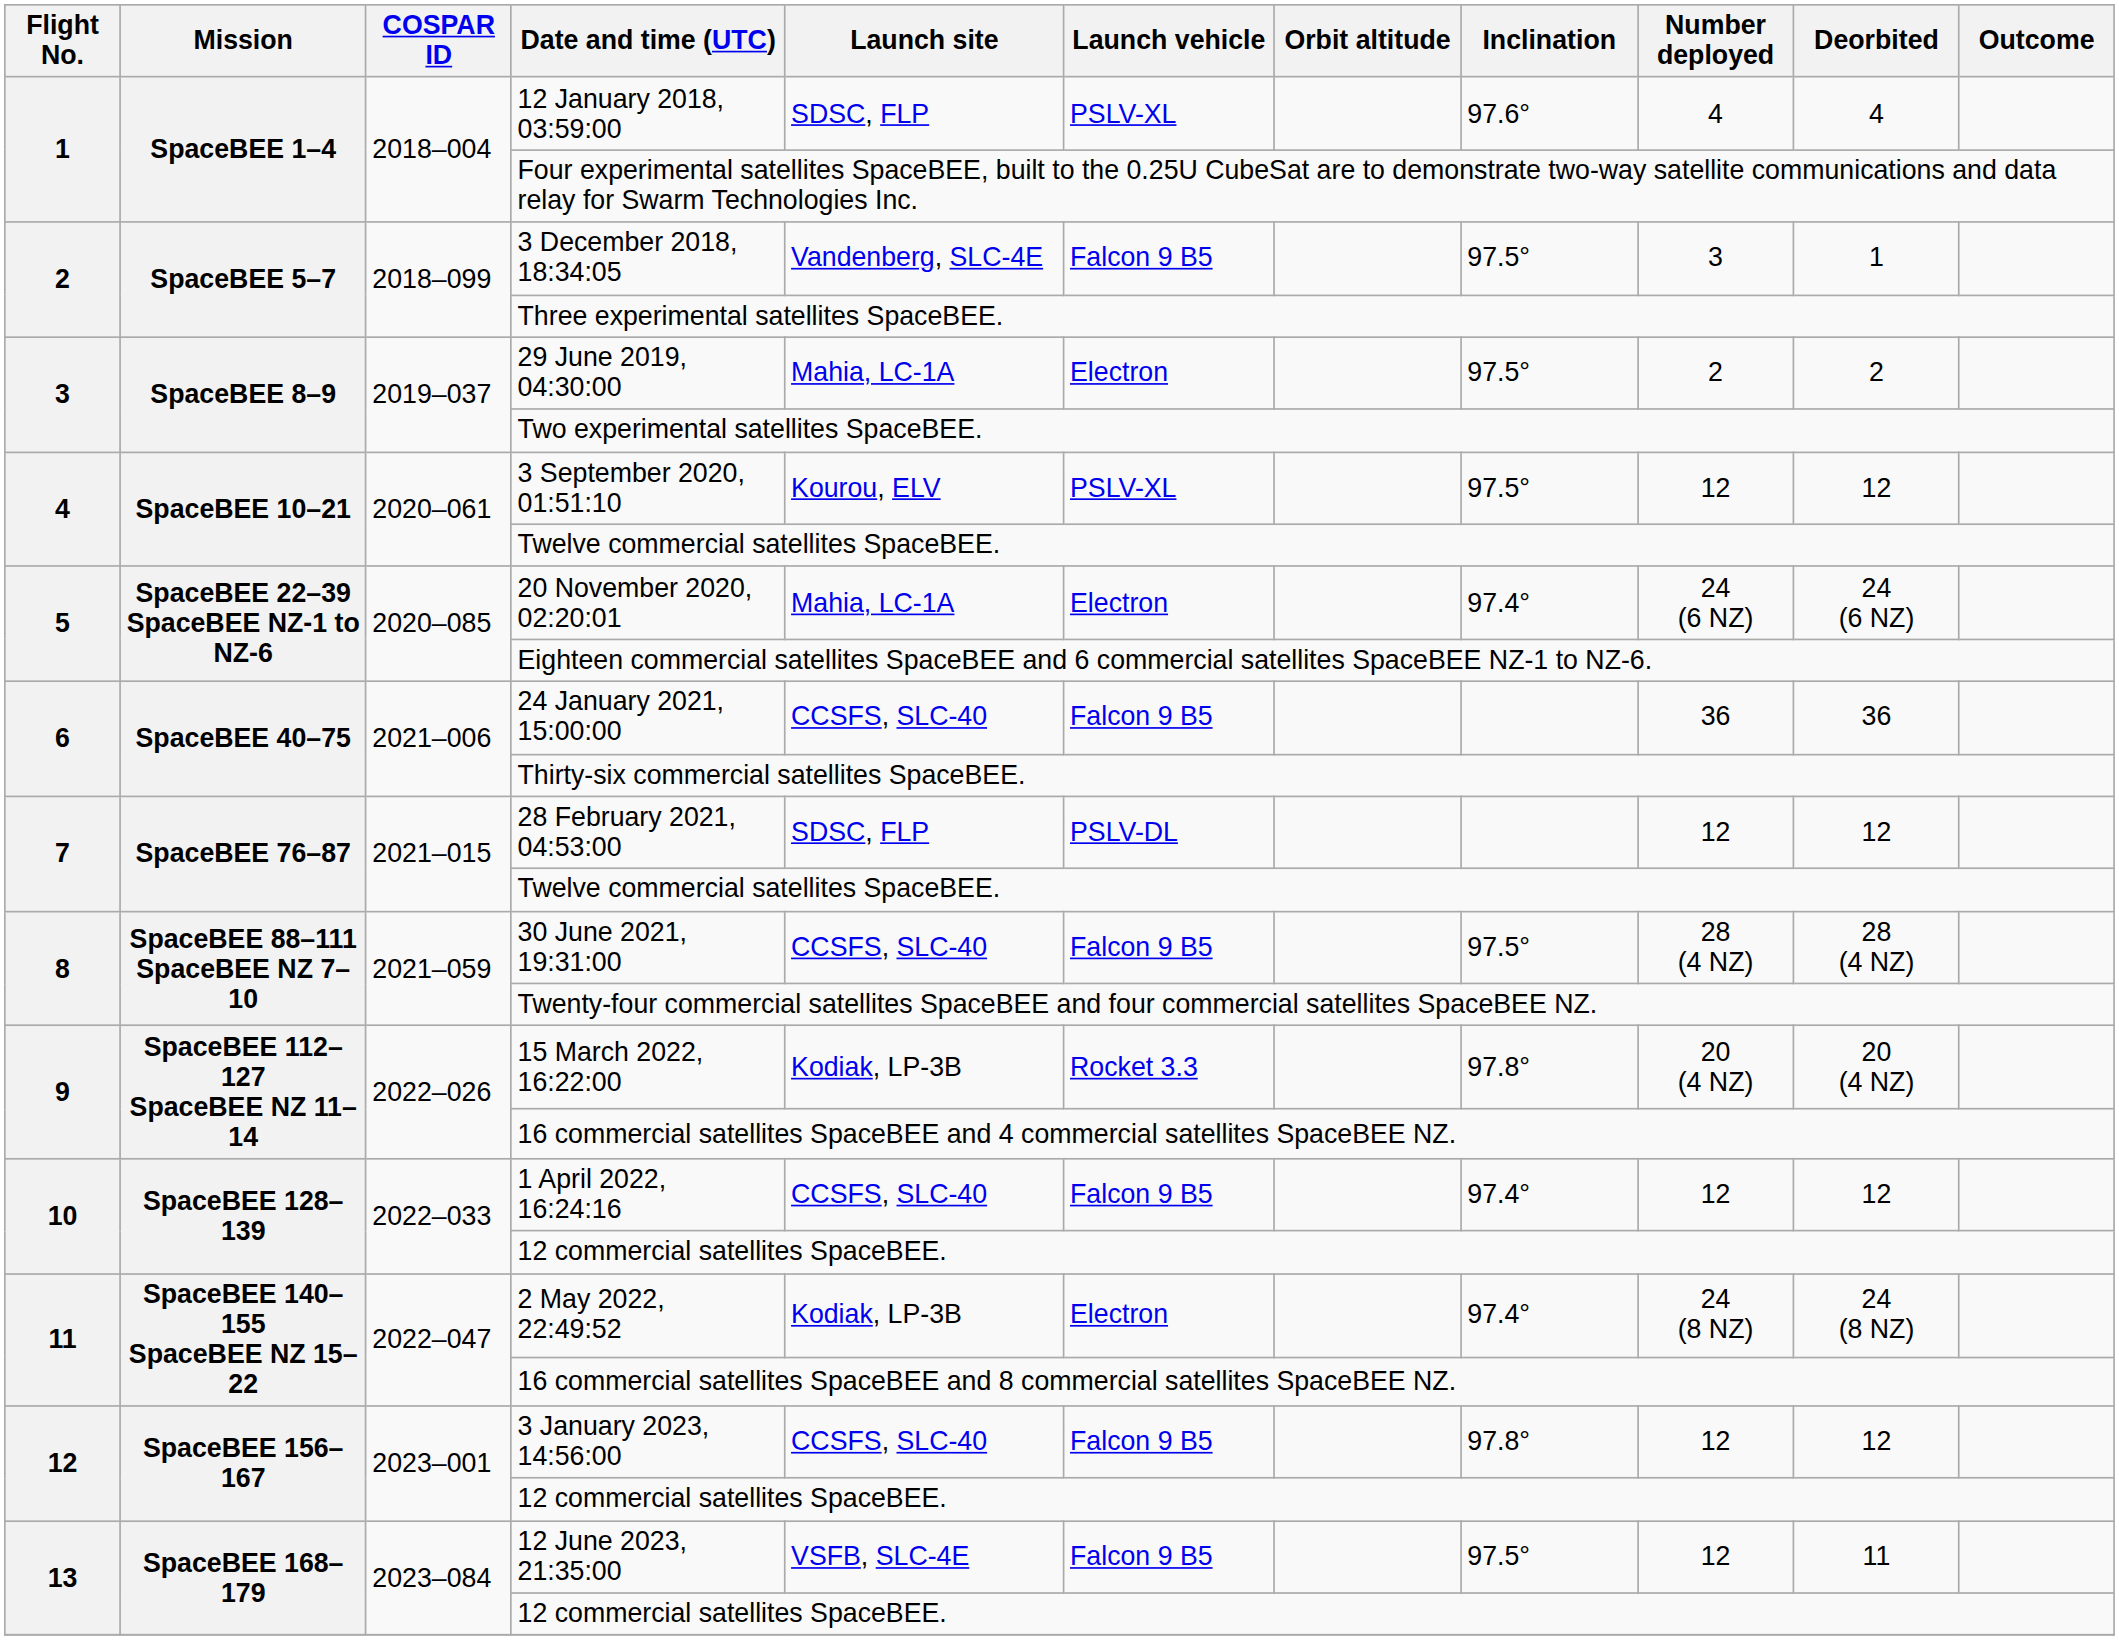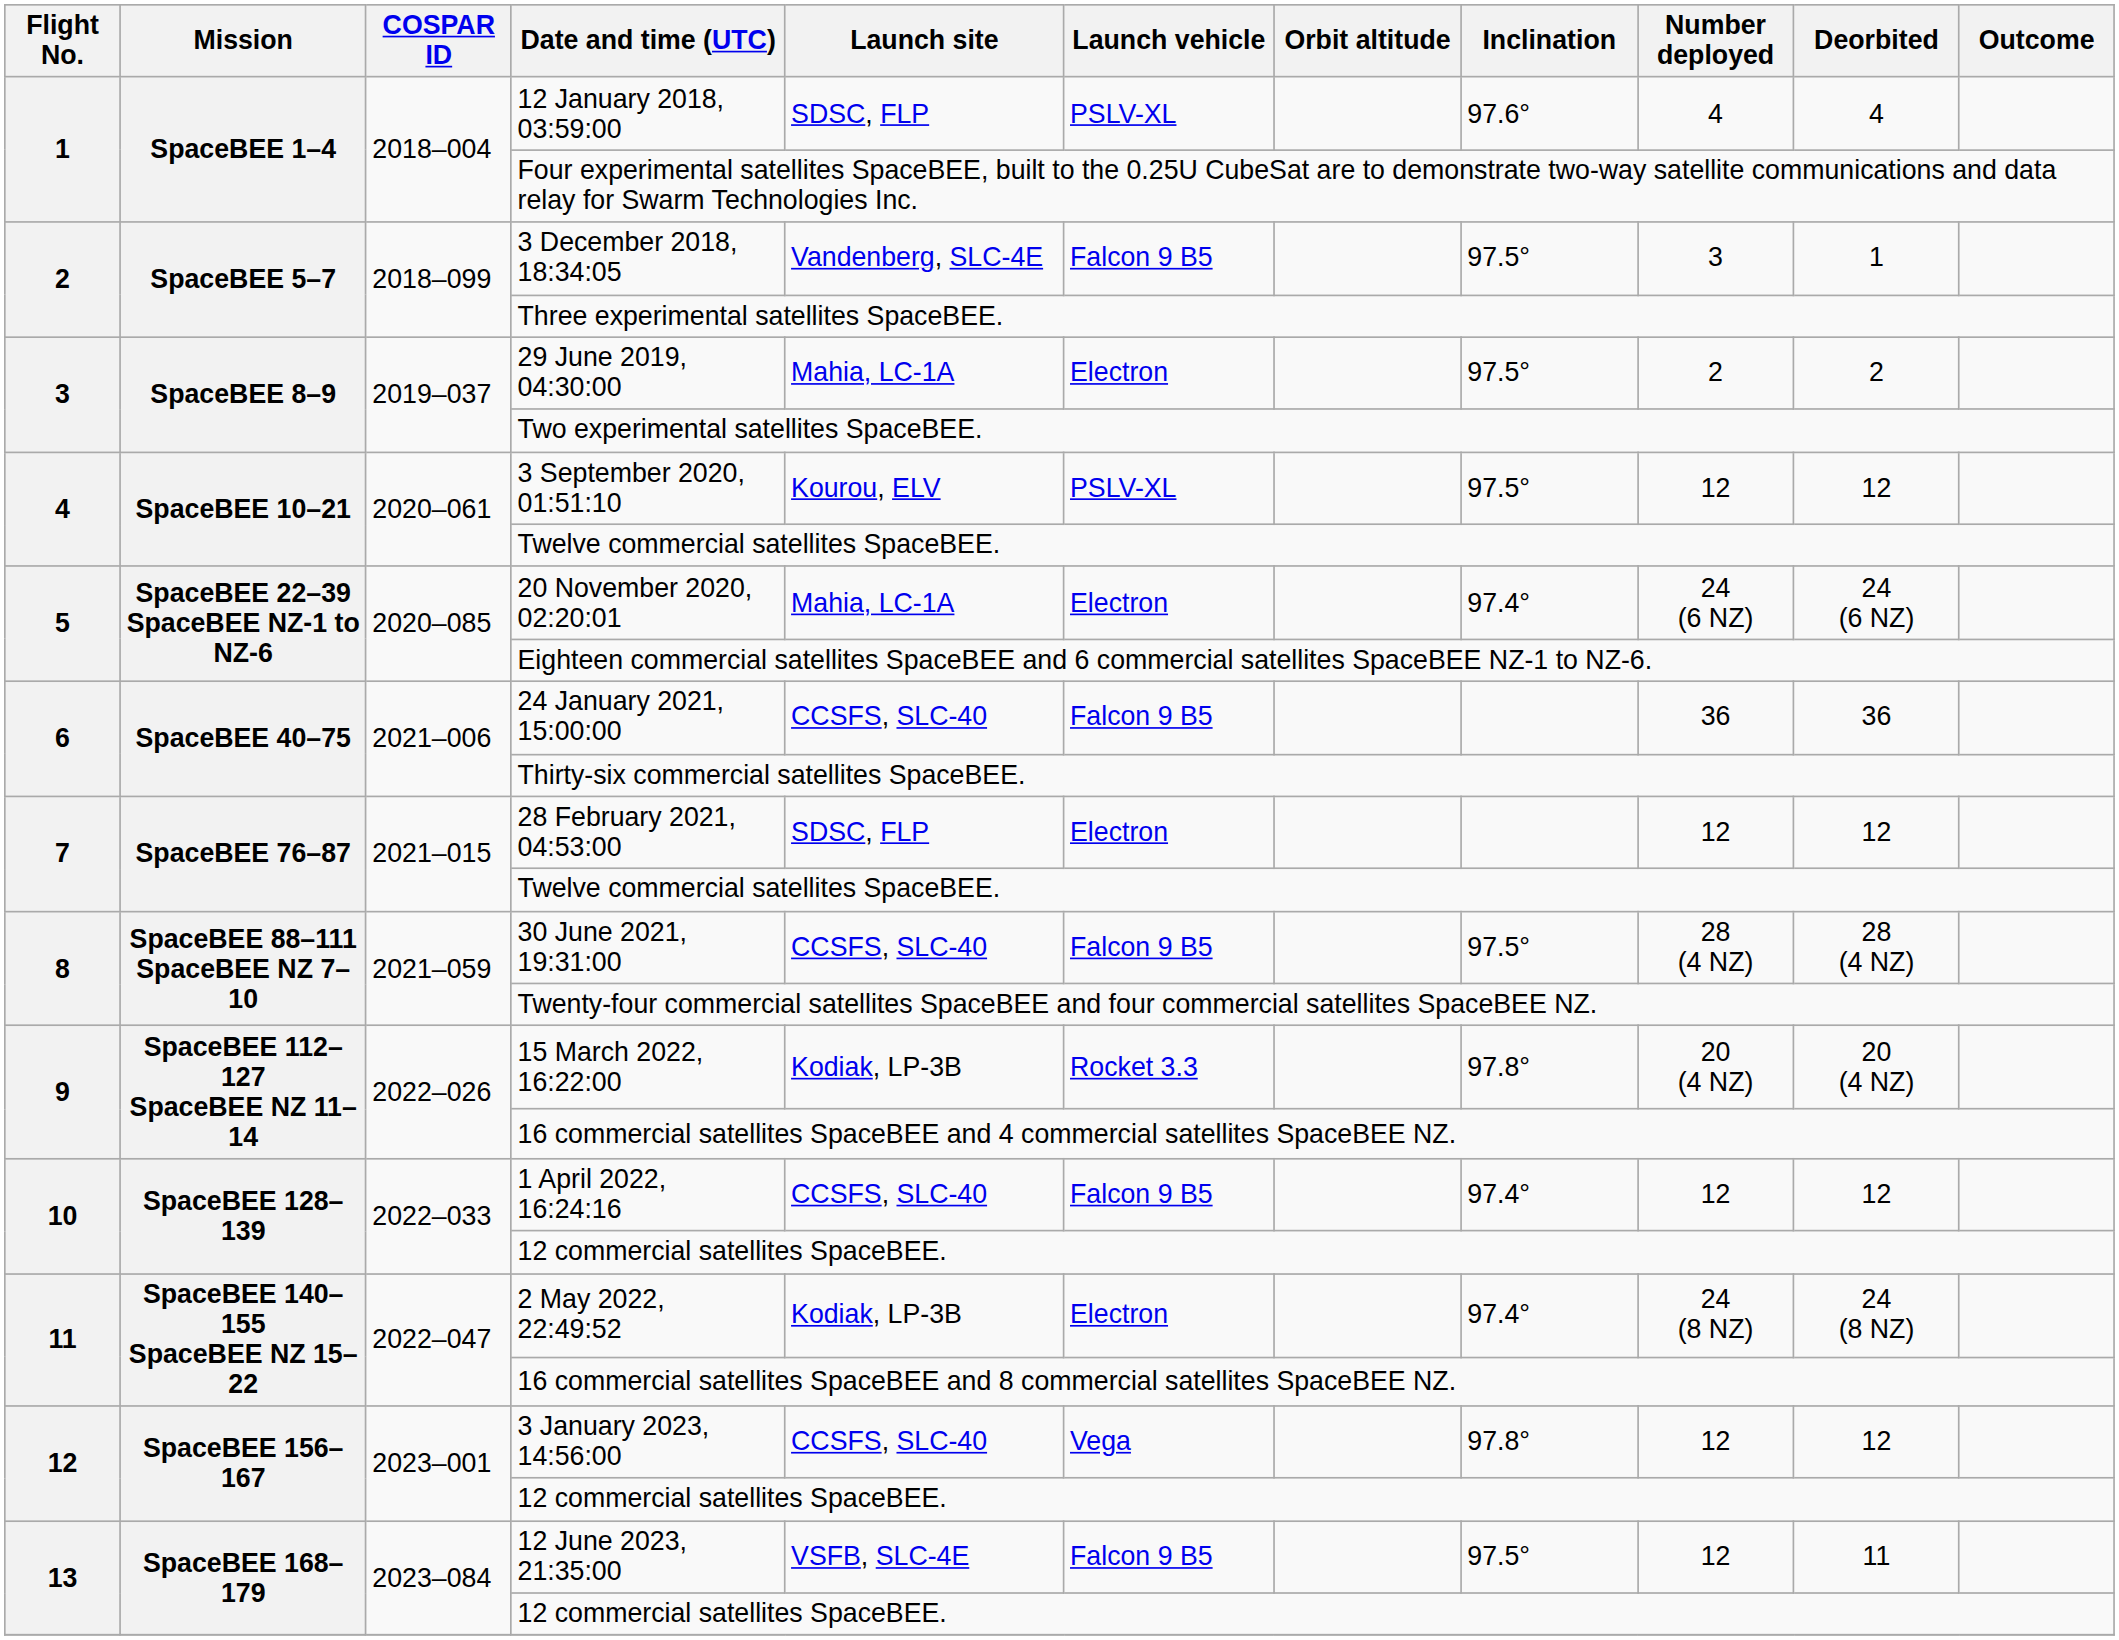(1124, 832) PSLV-DL -> (1119, 832) Electron
(1141, 1441) Falcon 9 B5 -> (1100, 1441) Vega
